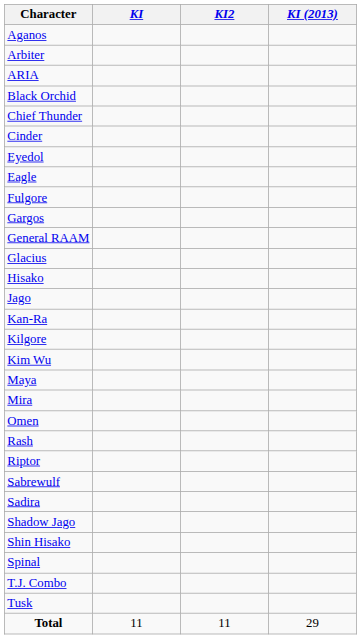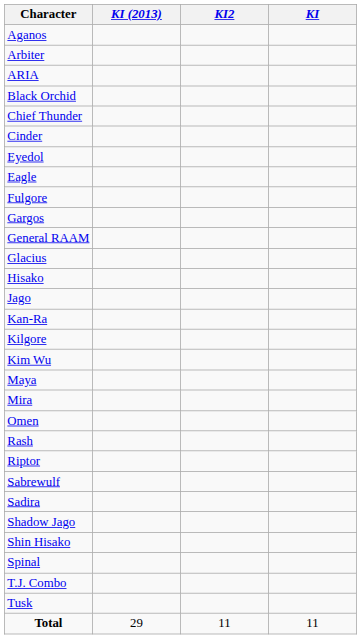columns swapped: (136, 14) <-> (312, 14)
